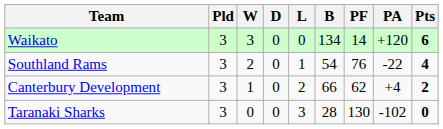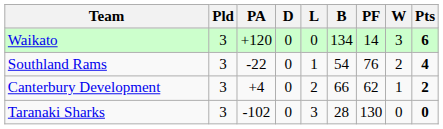columns swapped: (250, 16) <-> (393, 16)
